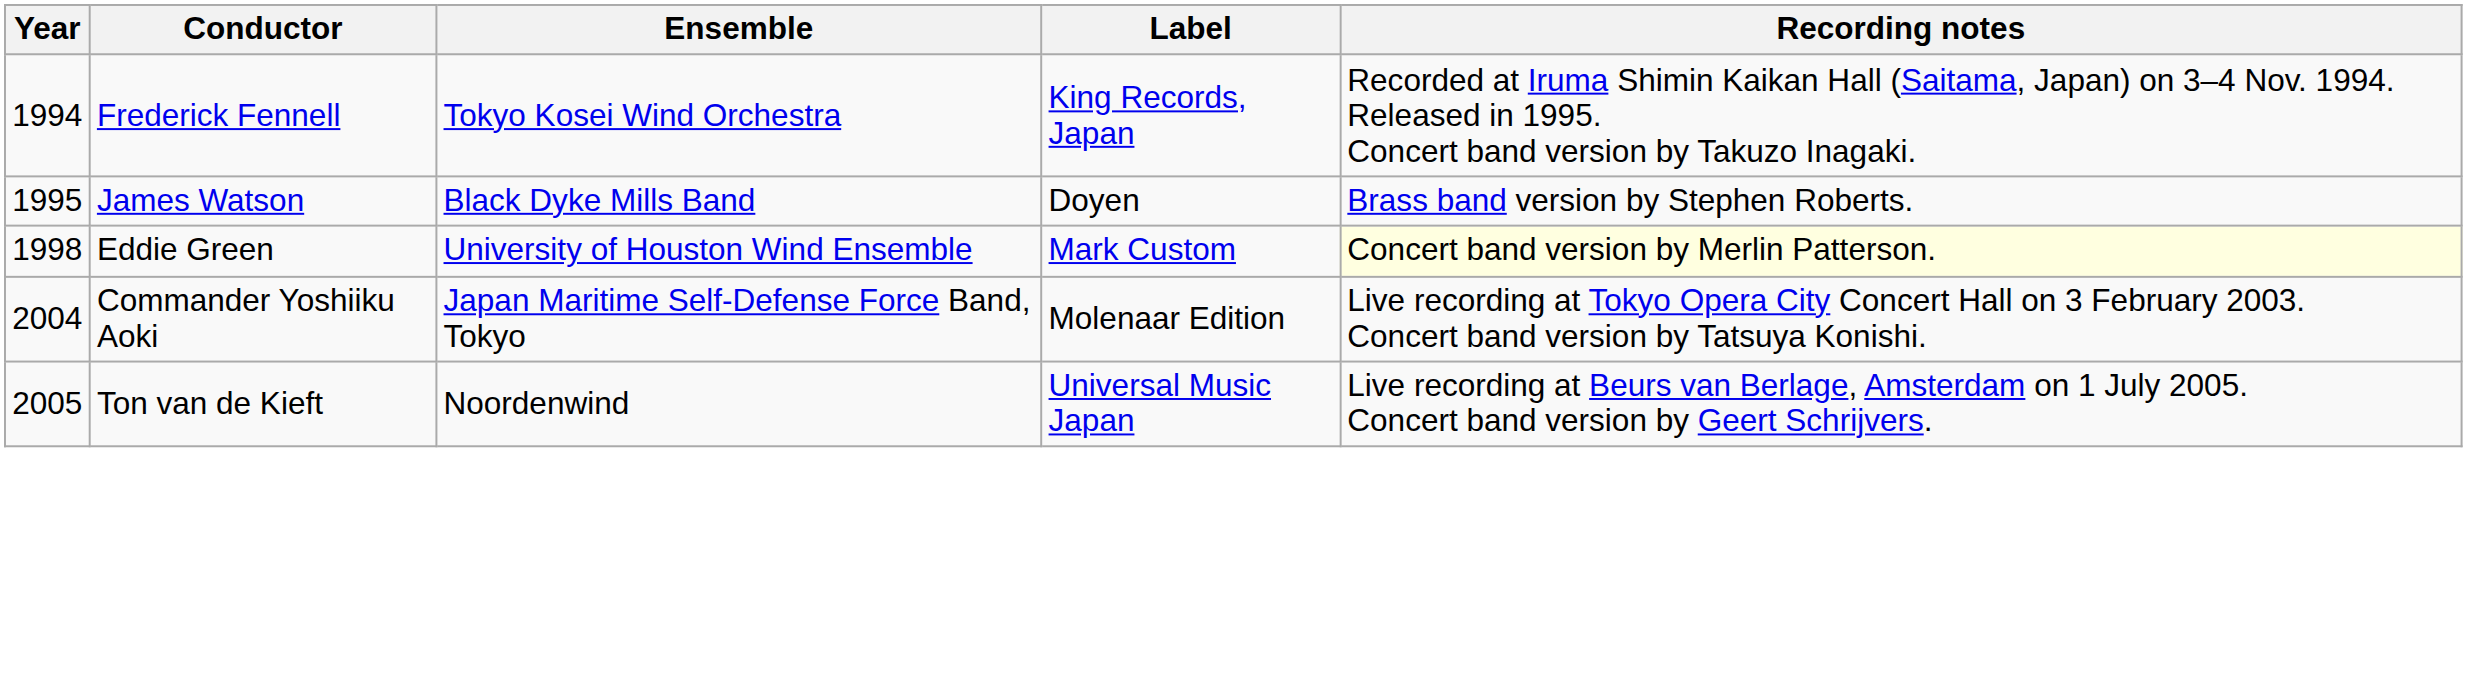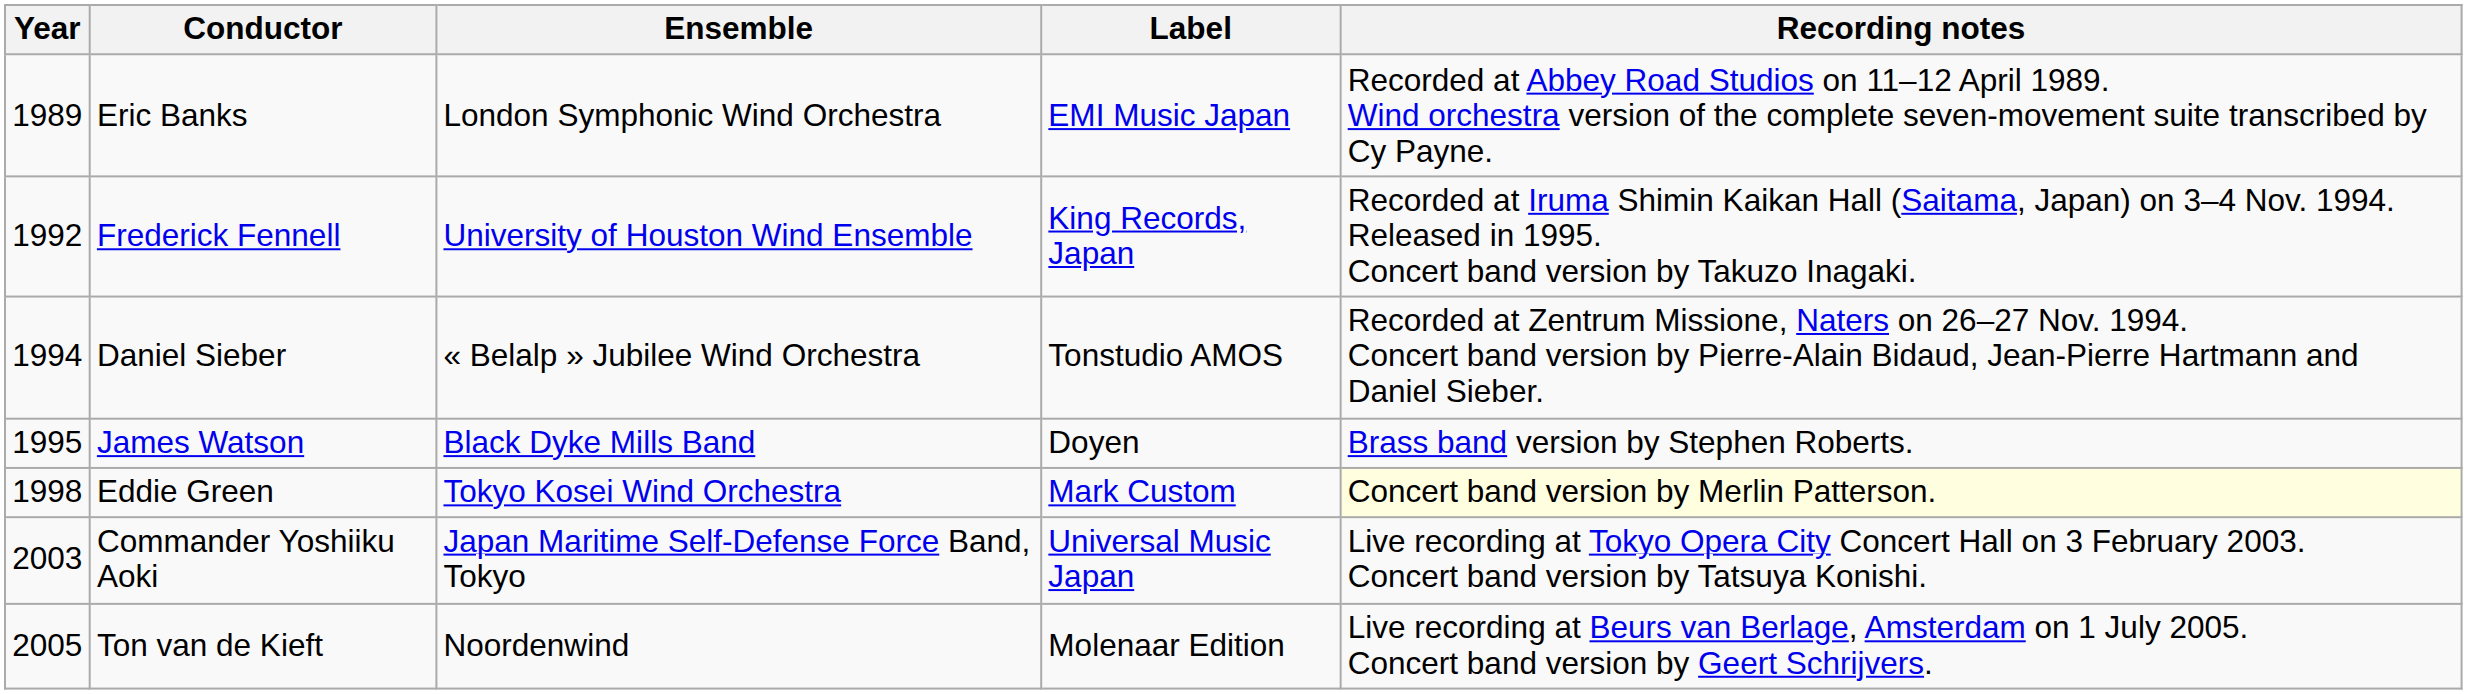+ row: (172, 114)
(47, 114) 1994 -> (47, 235) 1992
(642, 114) Tokyo Kosei Wind Orchestra -> (708, 235) University of Houston Wind Ensemble
+ row: (192, 356)
(708, 250) University of Houston Wind Ensemble -> (642, 492) Tokyo Kosei Wind Orchestra
(47, 318) 2004 -> (47, 559) 2003
(1167, 318) Molenaar Edition -> (1160, 559) Universal Music Japan
(1160, 403) Universal Music Japan -> (1167, 645) Molenaar Edition
